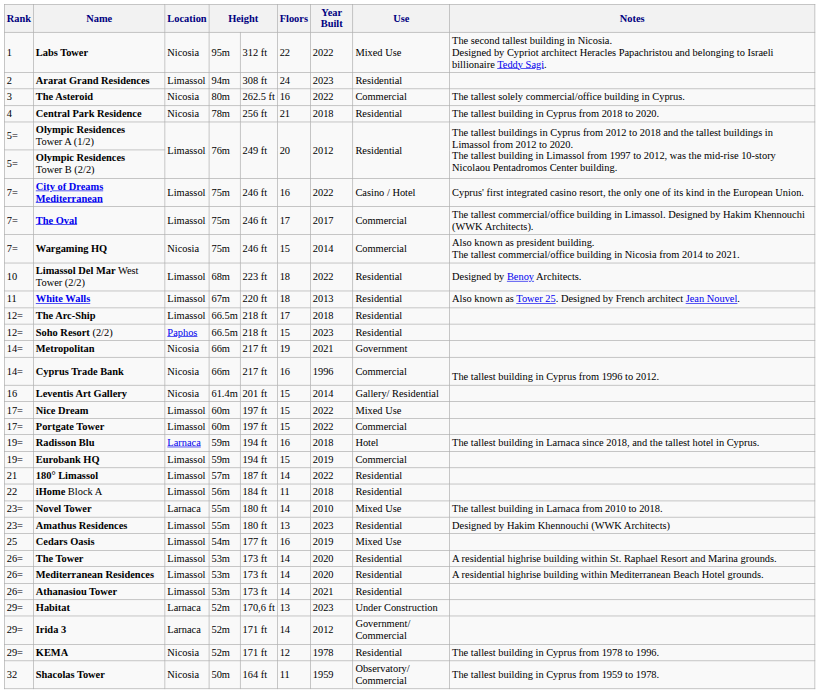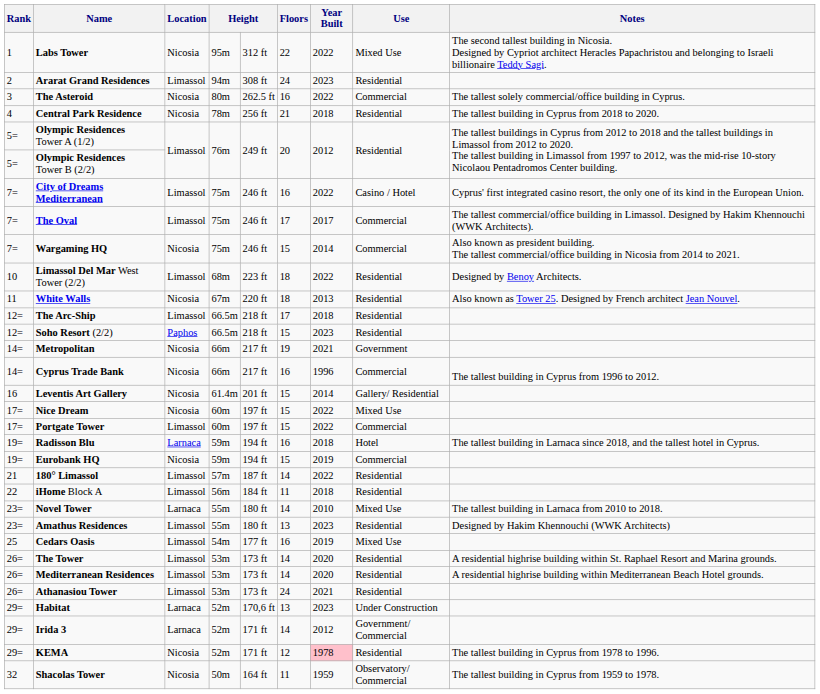(186, 299) Limassol -> (183, 299) Nicosia
(186, 410) Limassol -> (183, 410) Nicosia
(186, 459) Limassol -> (183, 459) Nicosia
(285, 591) 14 -> (285, 591) 24
(323, 652) no background -> (323, 652) pink background
